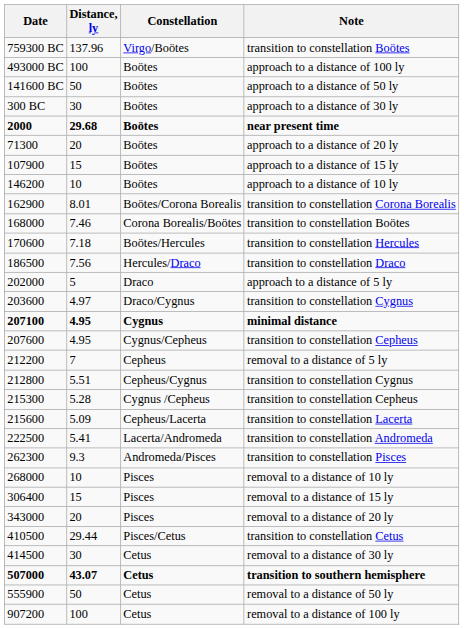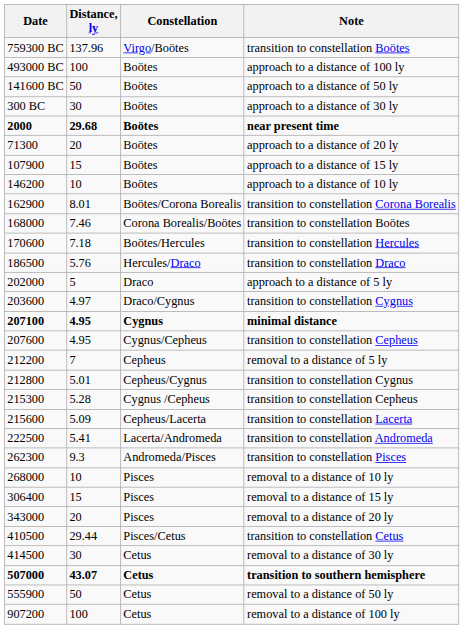(80, 262) 7.56 -> (80, 262) 5.76
(80, 379) 5.51 -> (80, 379) 5.01
